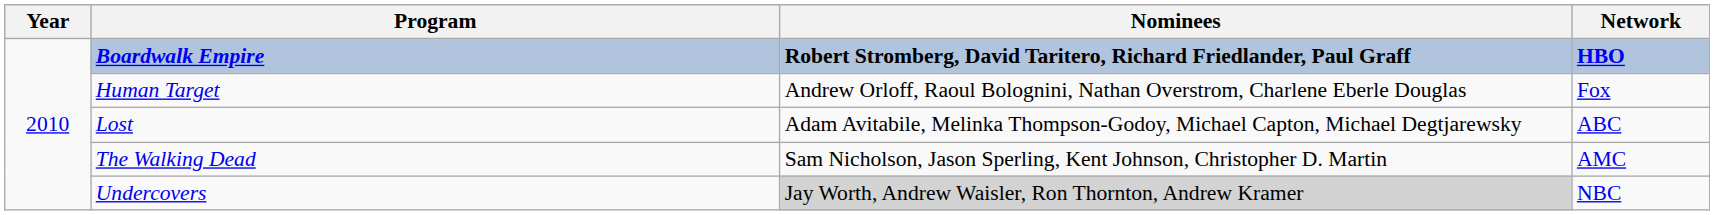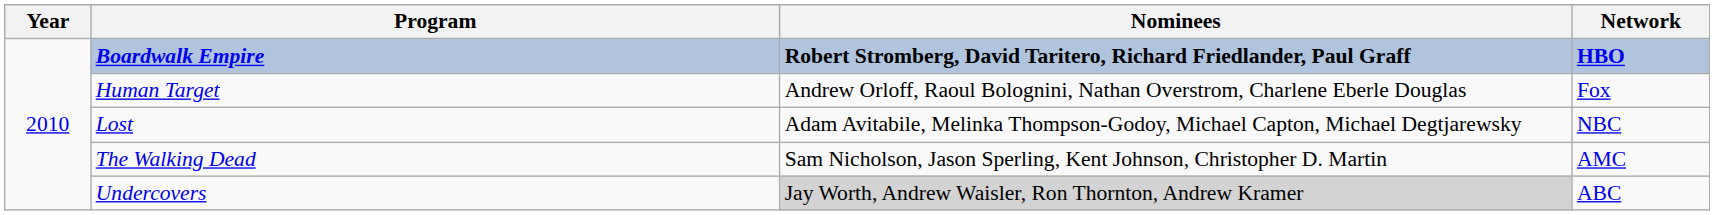(1599, 124) ABC -> (1599, 124) NBC
(1599, 192) NBC -> (1599, 192) ABC
